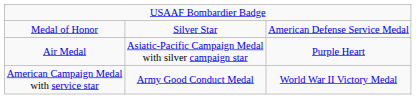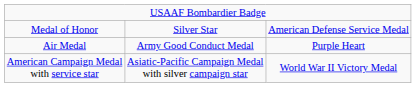(195, 51) Asiatic-Pacific Campaign Medal with silver campaign star -> (195, 45) Army Good Conduct Medal
(195, 79) Army Good Conduct Medal -> (195, 68) Asiatic-Pacific Campaign Medal with silver campaign star
